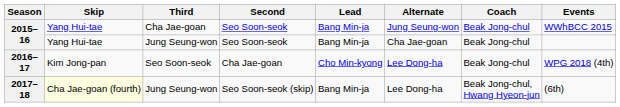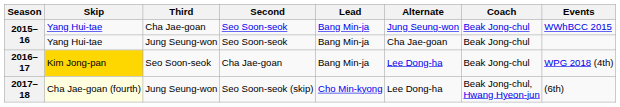(77, 63) no background -> (77, 63) gold background
(350, 63) Cho Min-kyong -> (344, 63) Bang Min-ja
(344, 89) Bang Min-ja -> (350, 89) Cho Min-kyong
